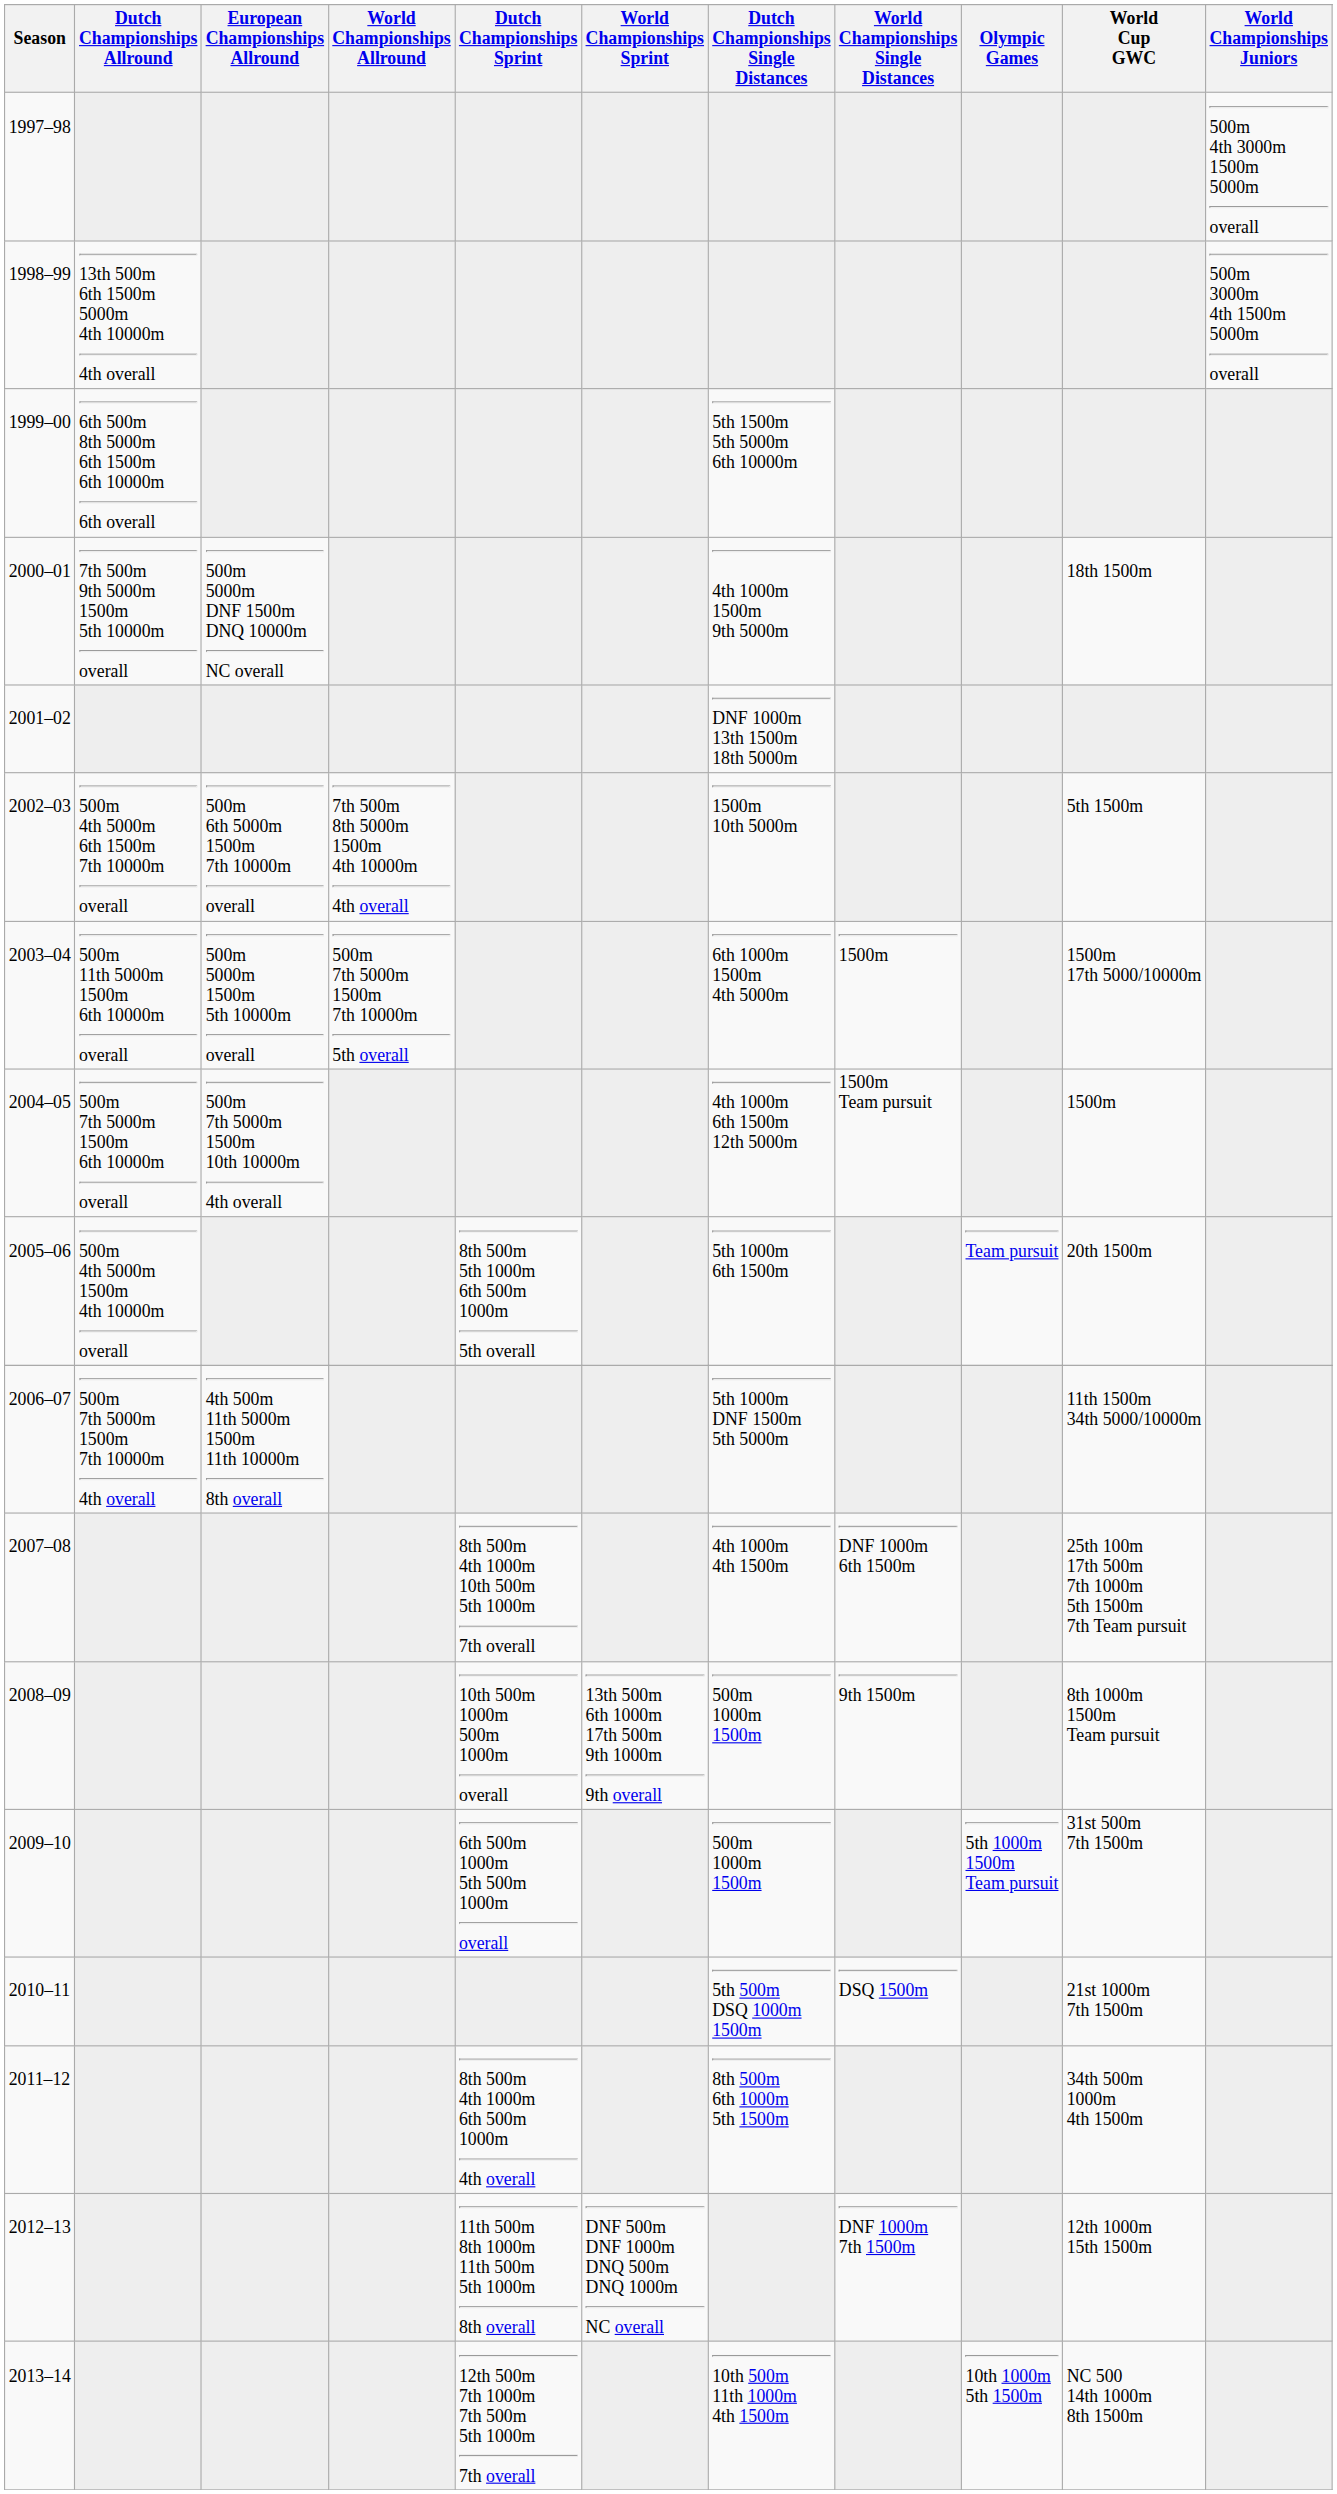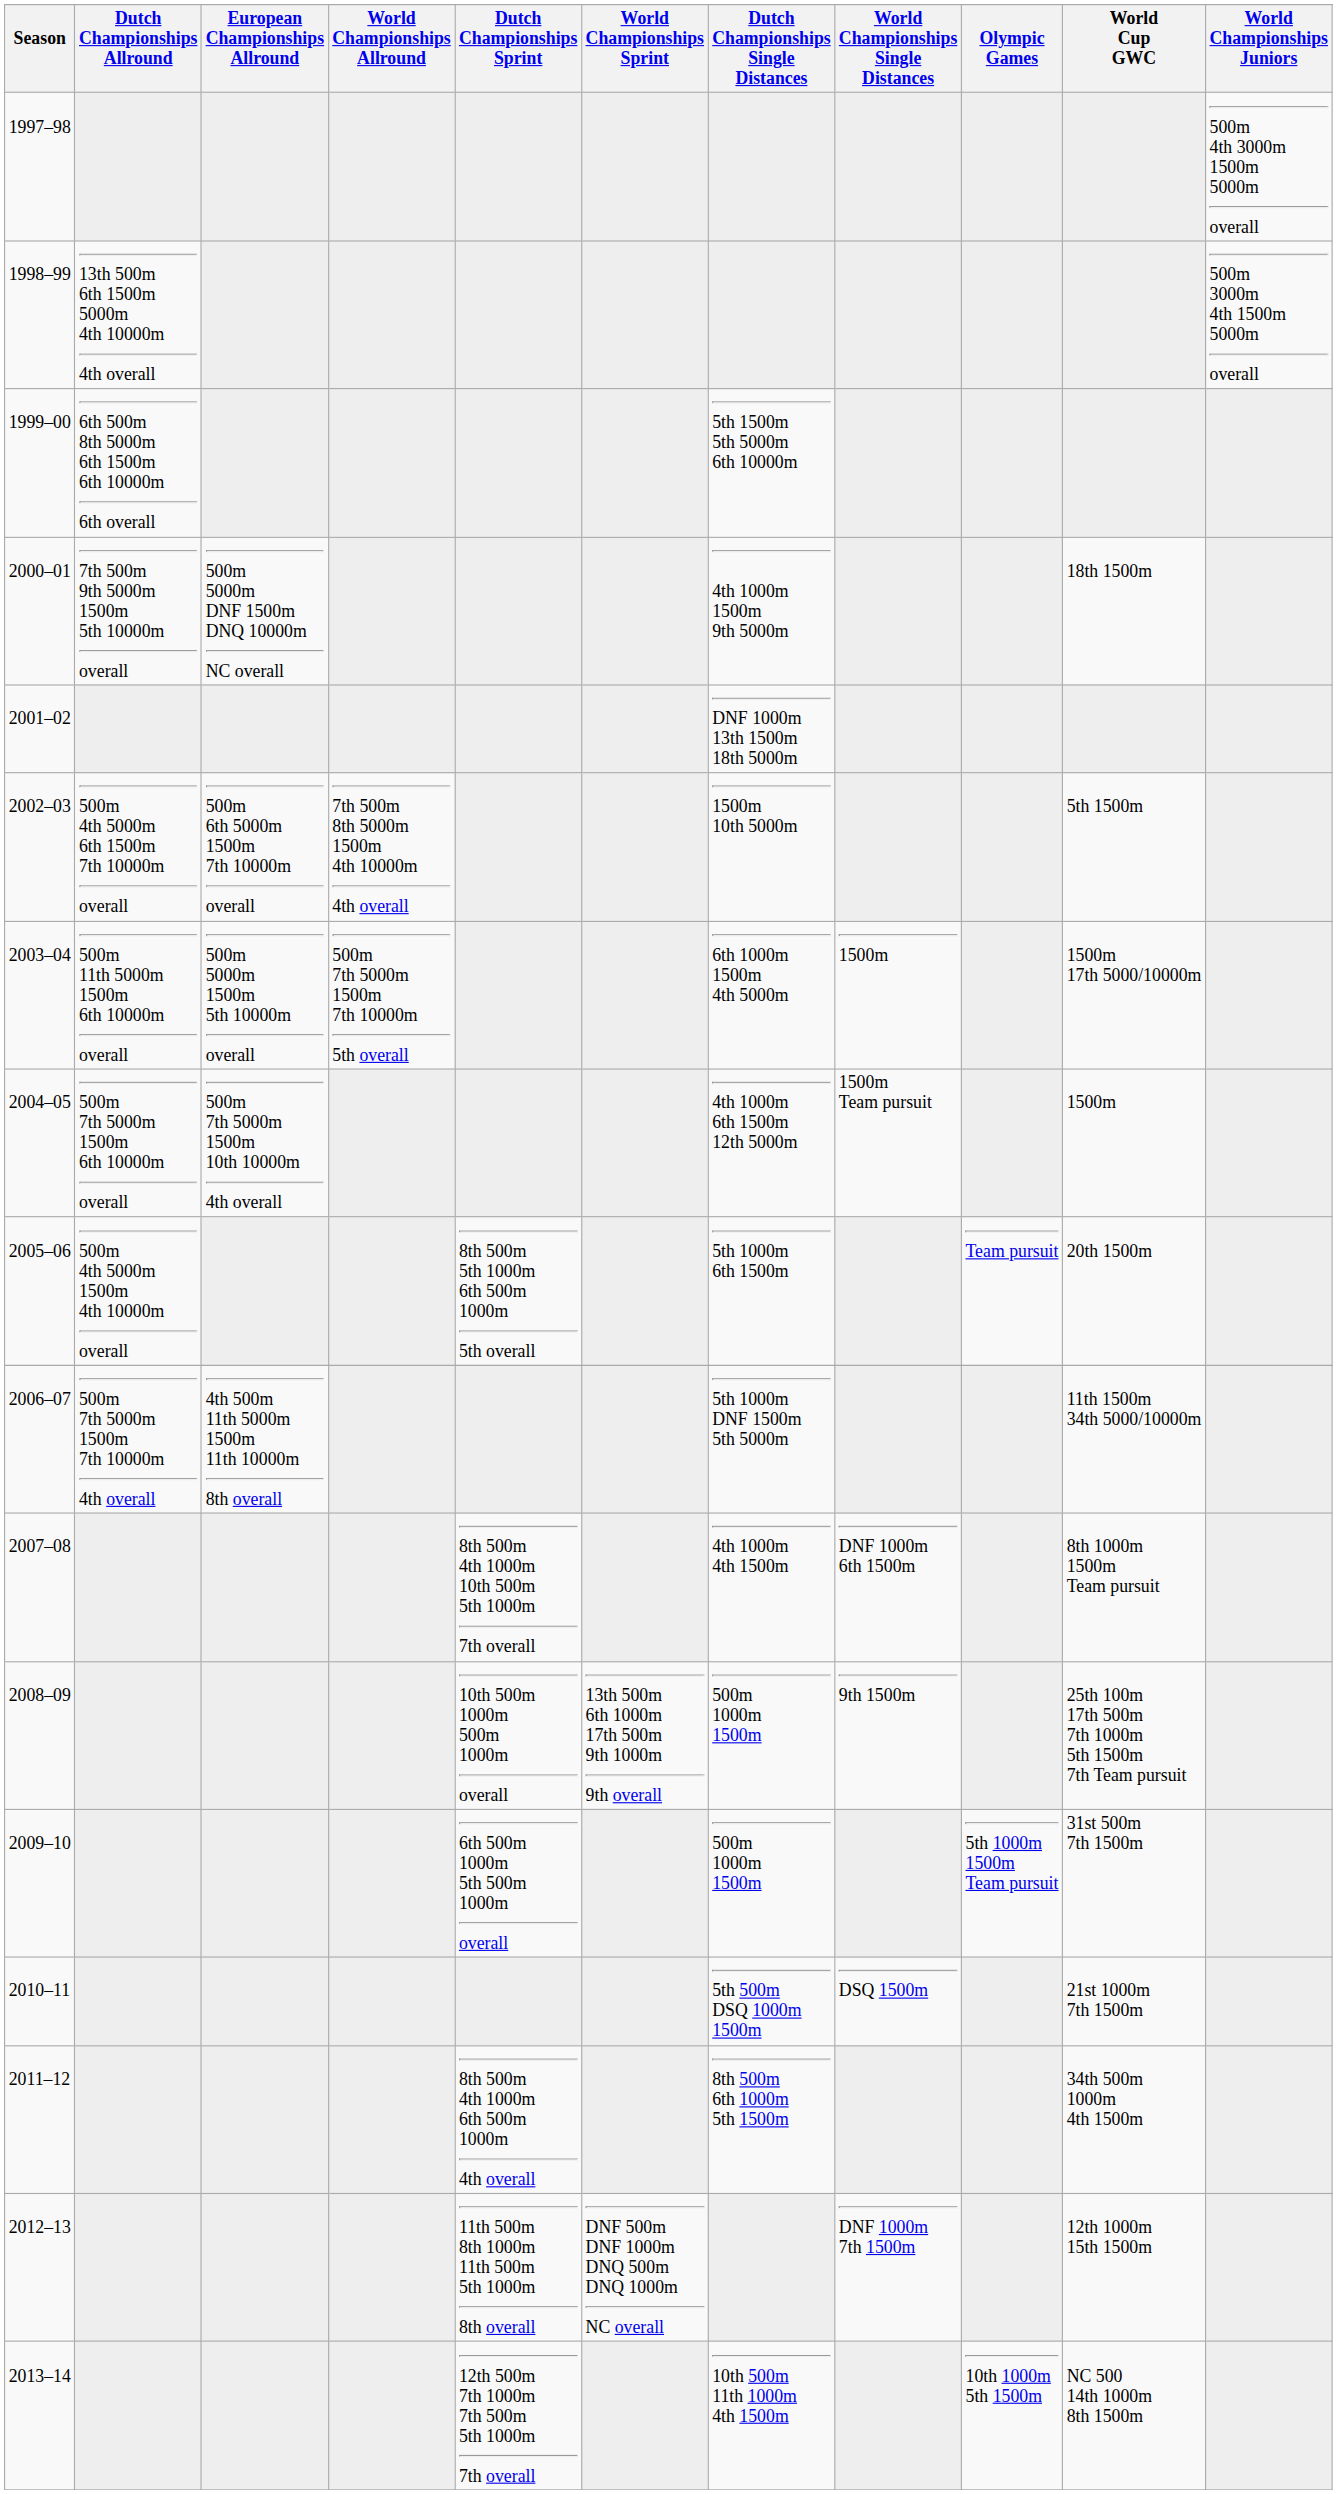(1127, 1587) 25th 100m 17th 500m 7th 1000m 5th 1500m 7th Team pursuit -> (1113, 1567) 8th 1000m 1500m Team pursuit
(1113, 1715) 8th 1000m 1500m Team pursuit -> (1127, 1735) 25th 100m 17th 500m 7th 1000m 5th 1500m 7th Team pursuit
